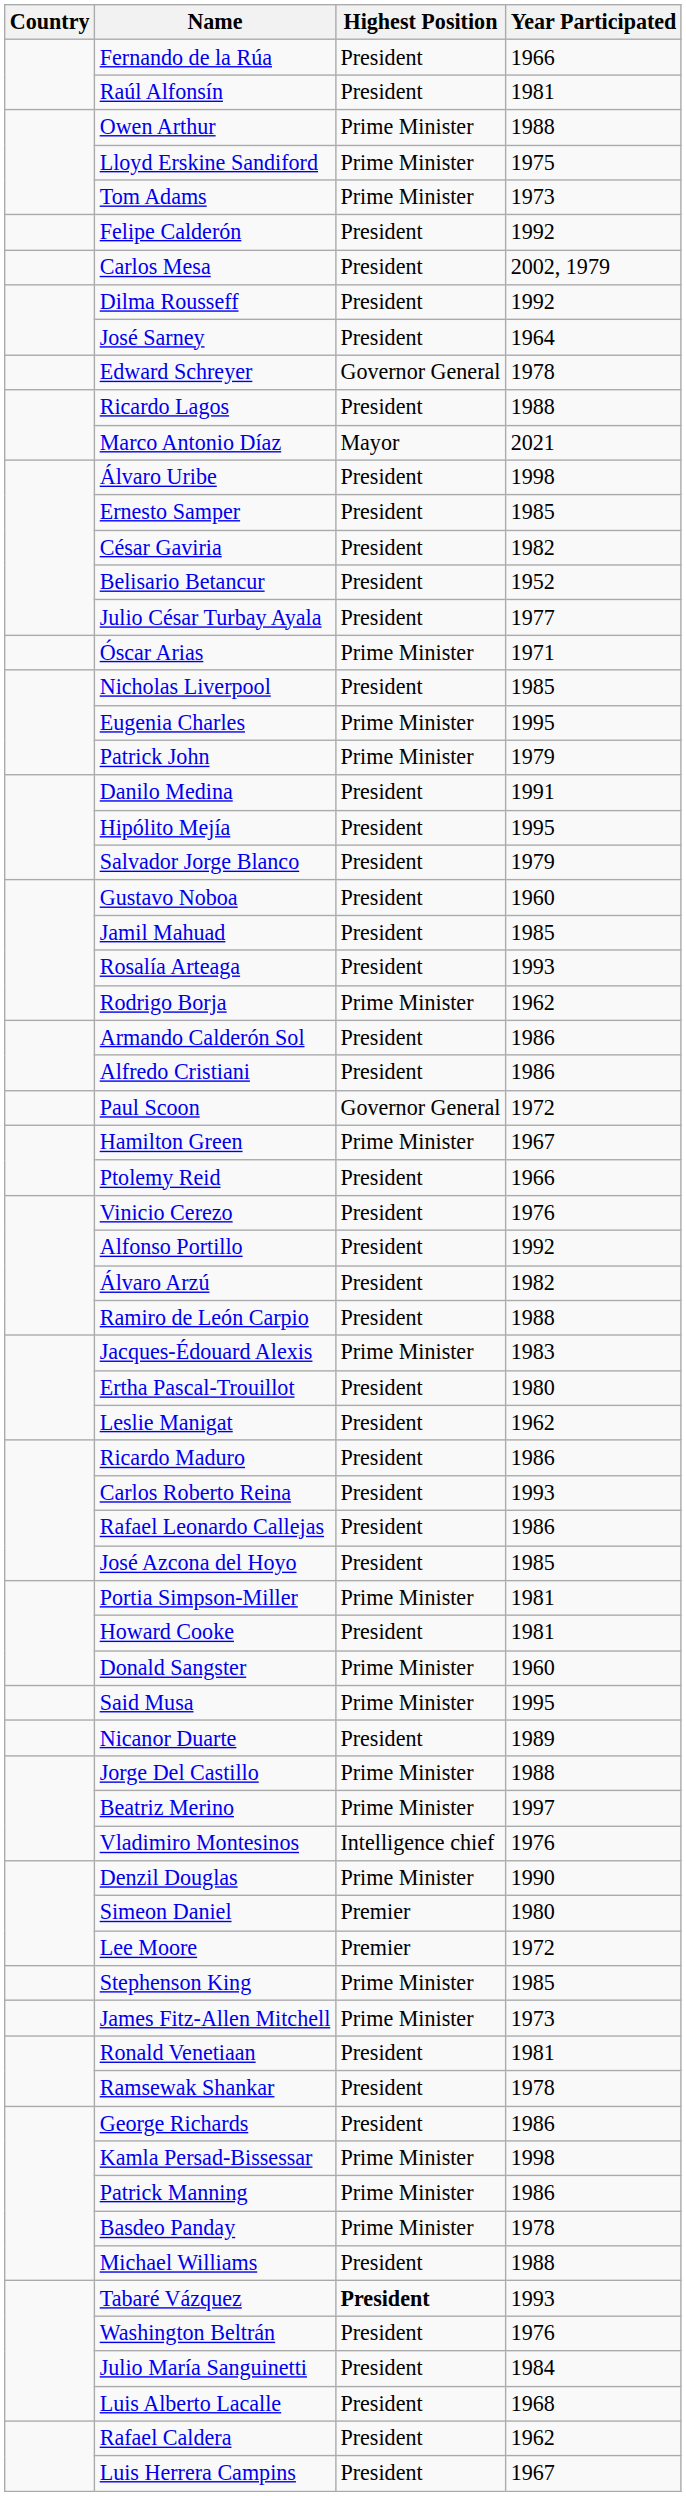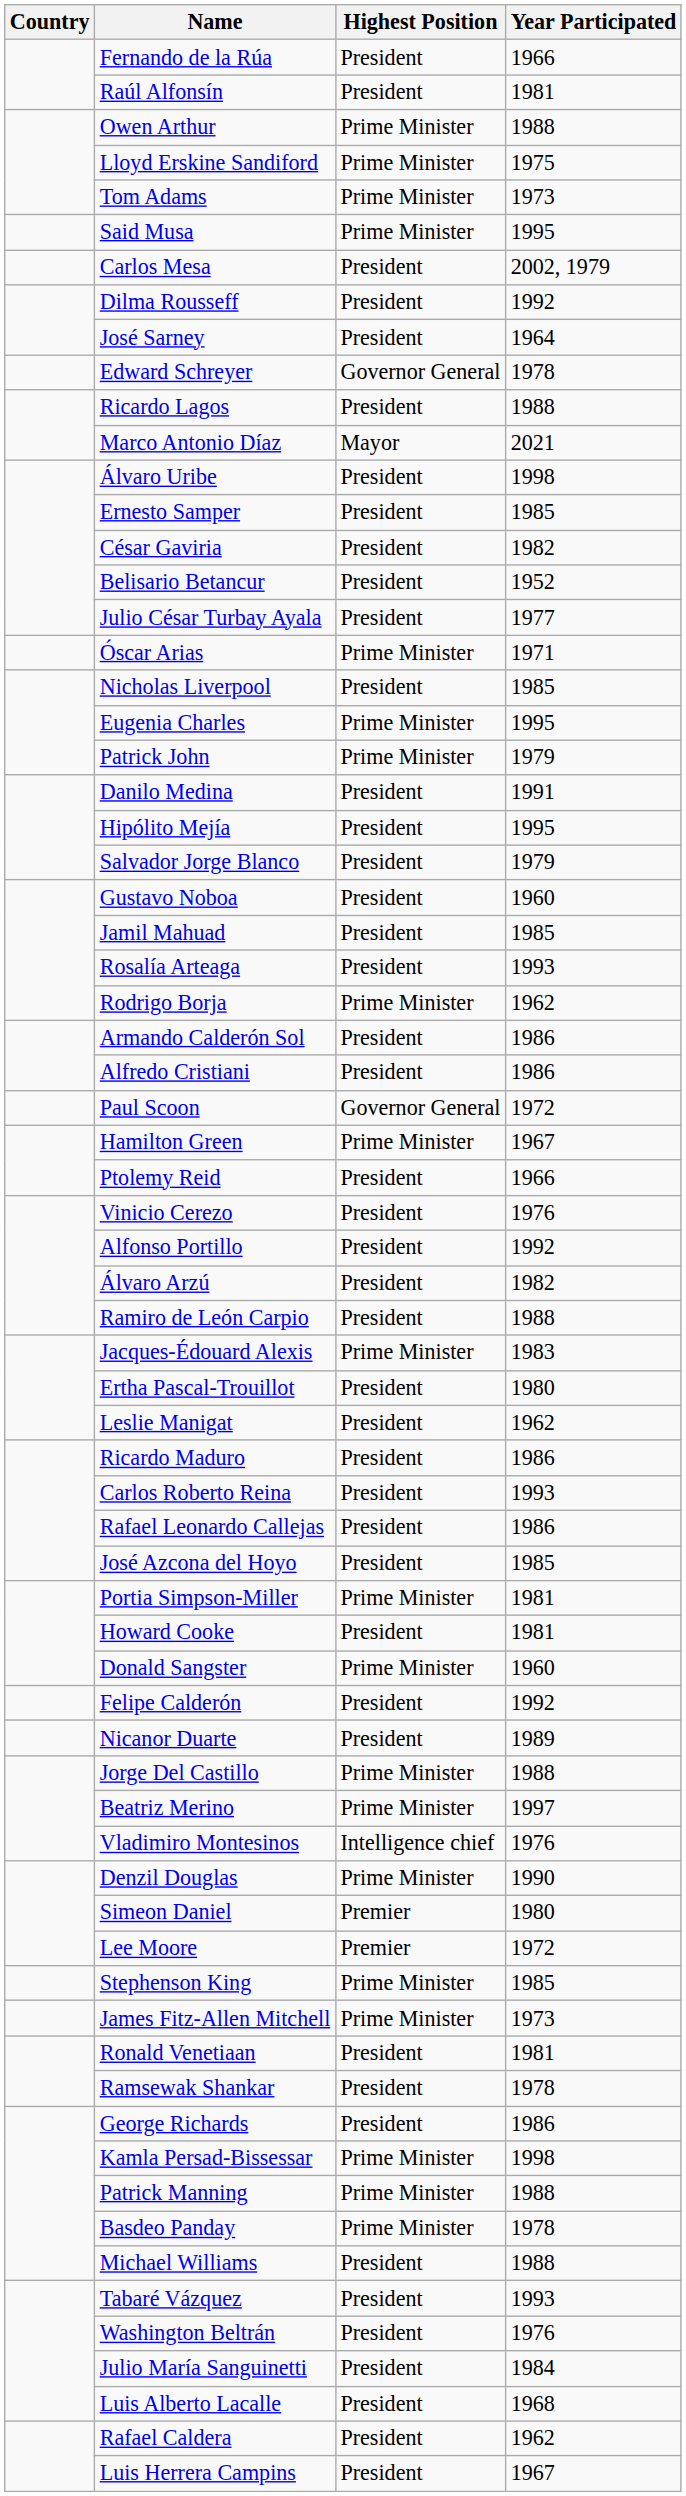rows swapped: (147, 1702) <-> (171, 232)
(533, 2193) 1986 -> (533, 2193) 1988
(385, 2298) bold -> (382, 2298) normal
